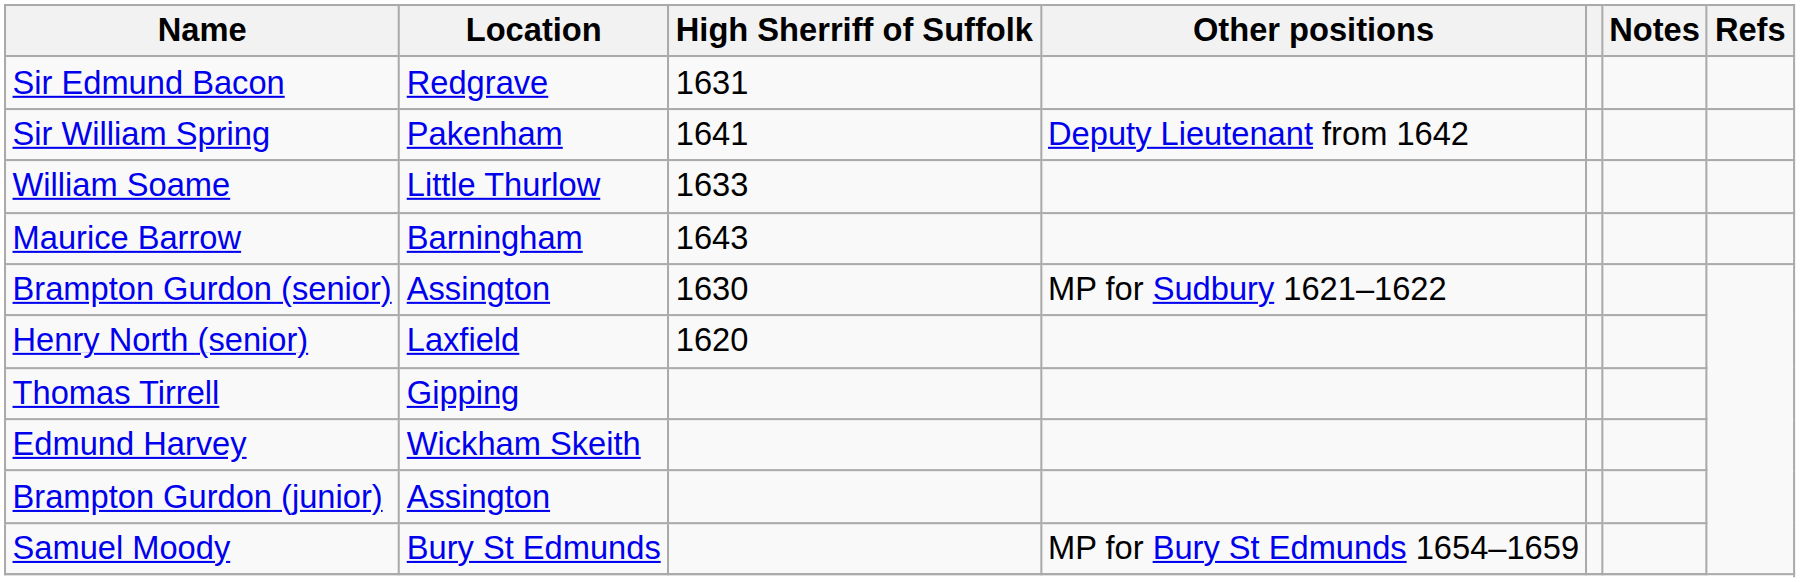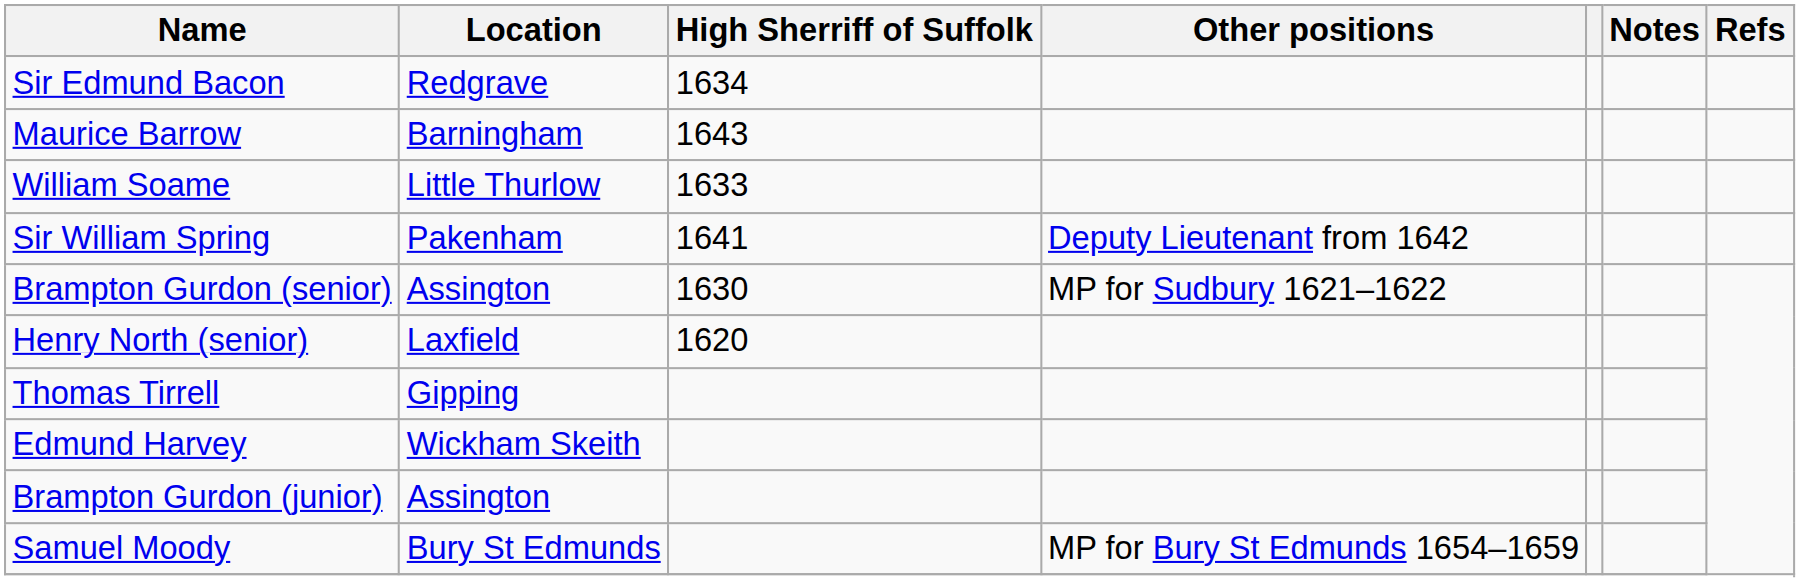(712, 82) 1631 -> (712, 82) 1634
rows swapped: (141, 133) <-> (127, 237)
